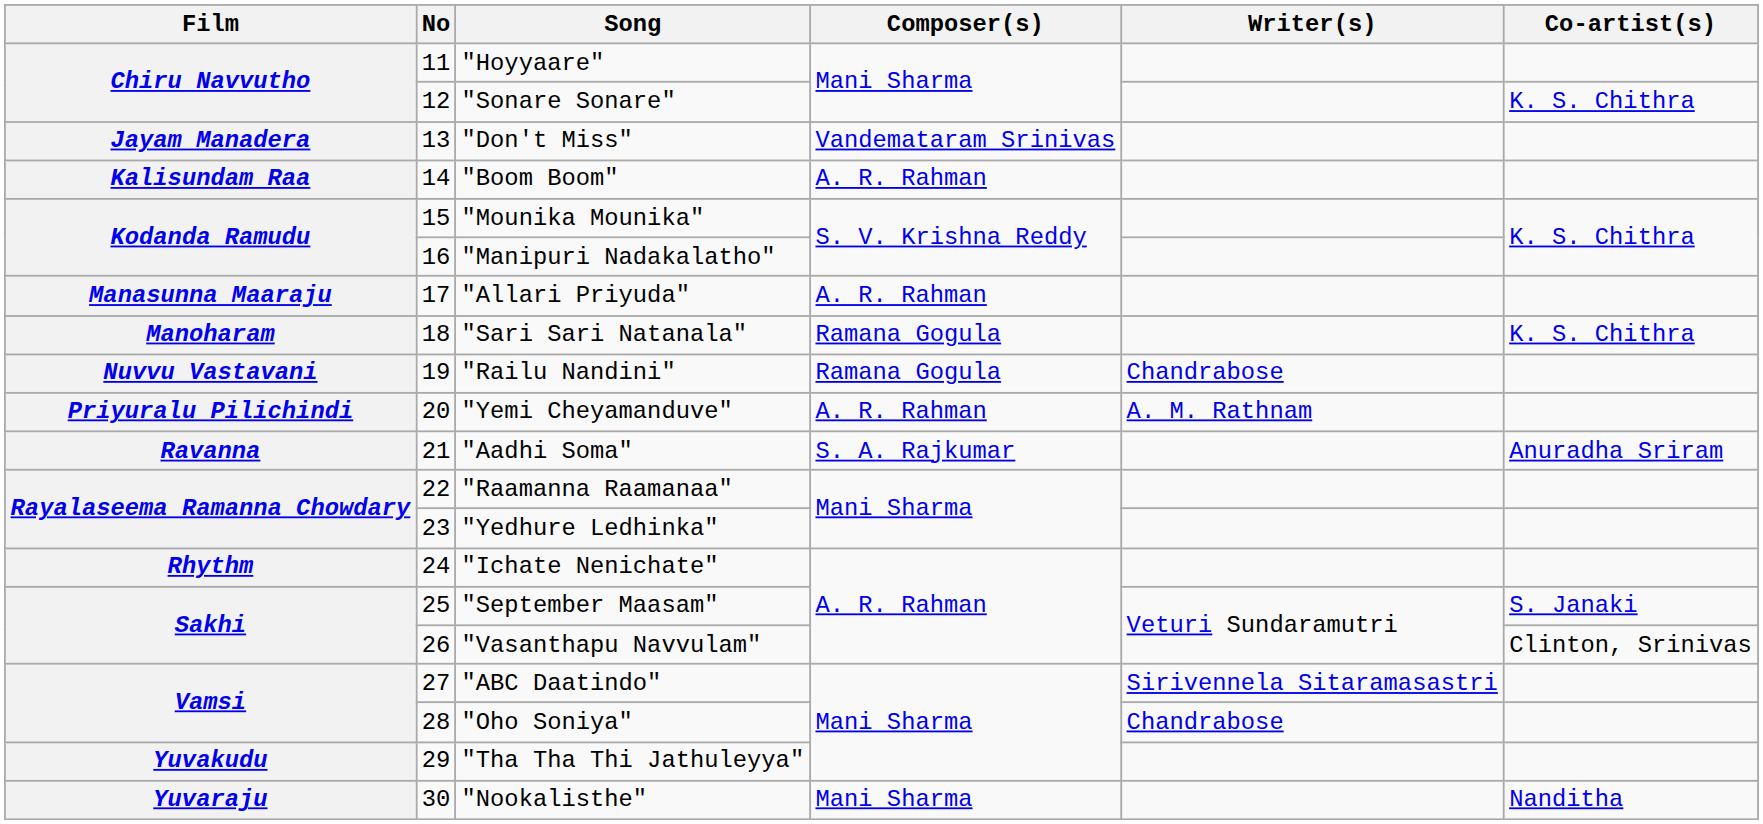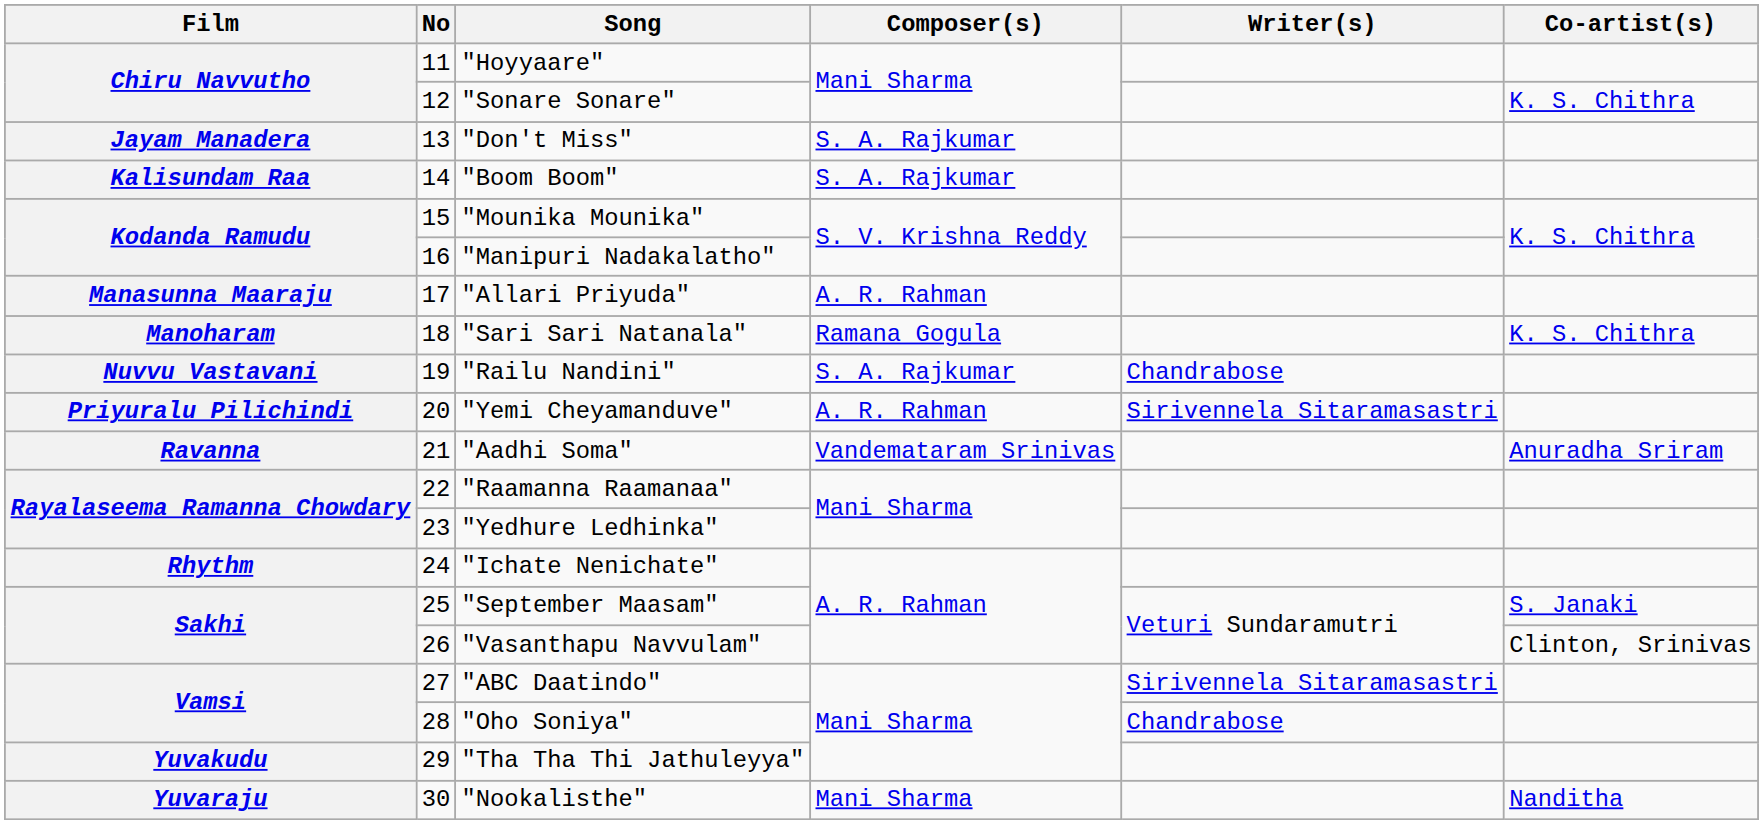(965, 141) Vandemataram Srinivas -> (915, 141) S. A. Rajkumar
(901, 179) A. R. Rahman -> (915, 179) S. A. Rajkumar
(908, 373) Ramana Gogula -> (915, 373) S. A. Rajkumar
(1219, 412) A. M. Rathnam -> (1312, 412) Sirivennela Sitaramasastri
(915, 451) S. A. Rajkumar -> (965, 451) Vandemataram Srinivas
